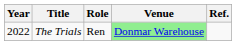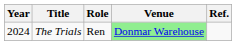(18, 31) 2022 -> (18, 31) 2024
